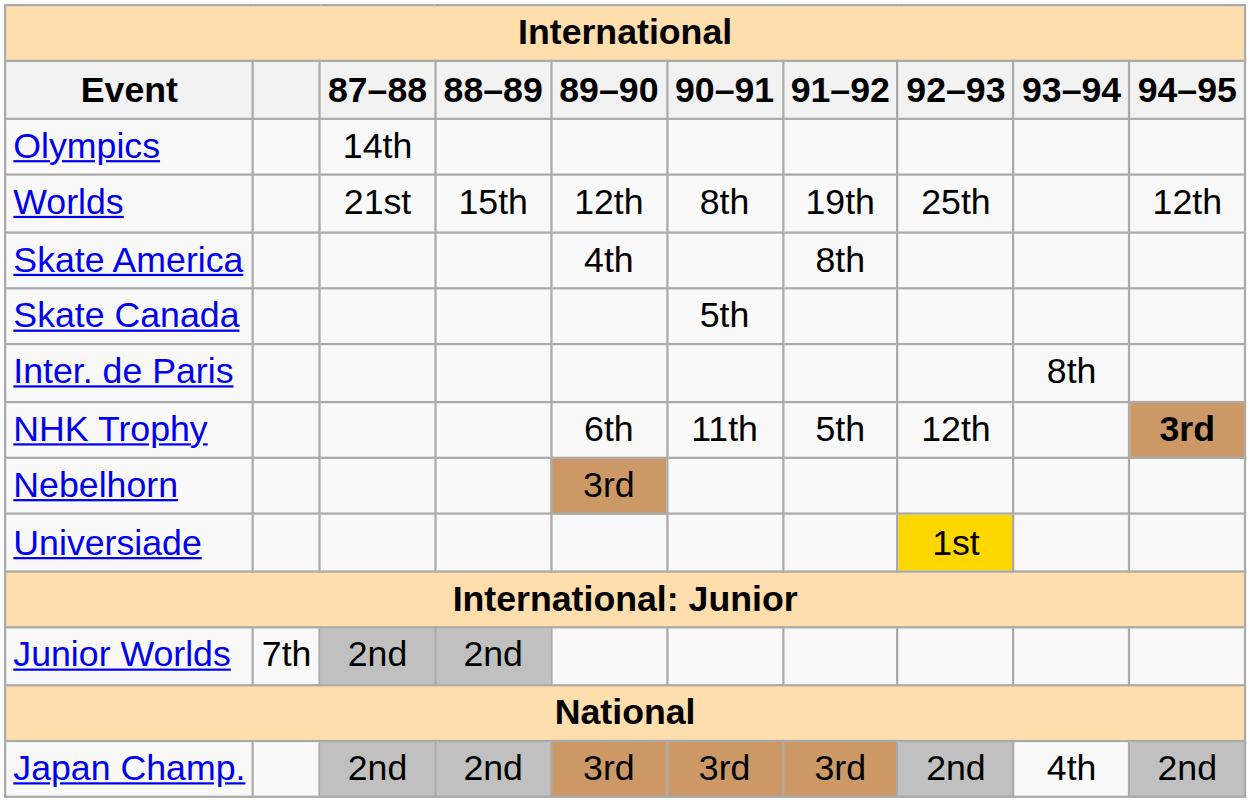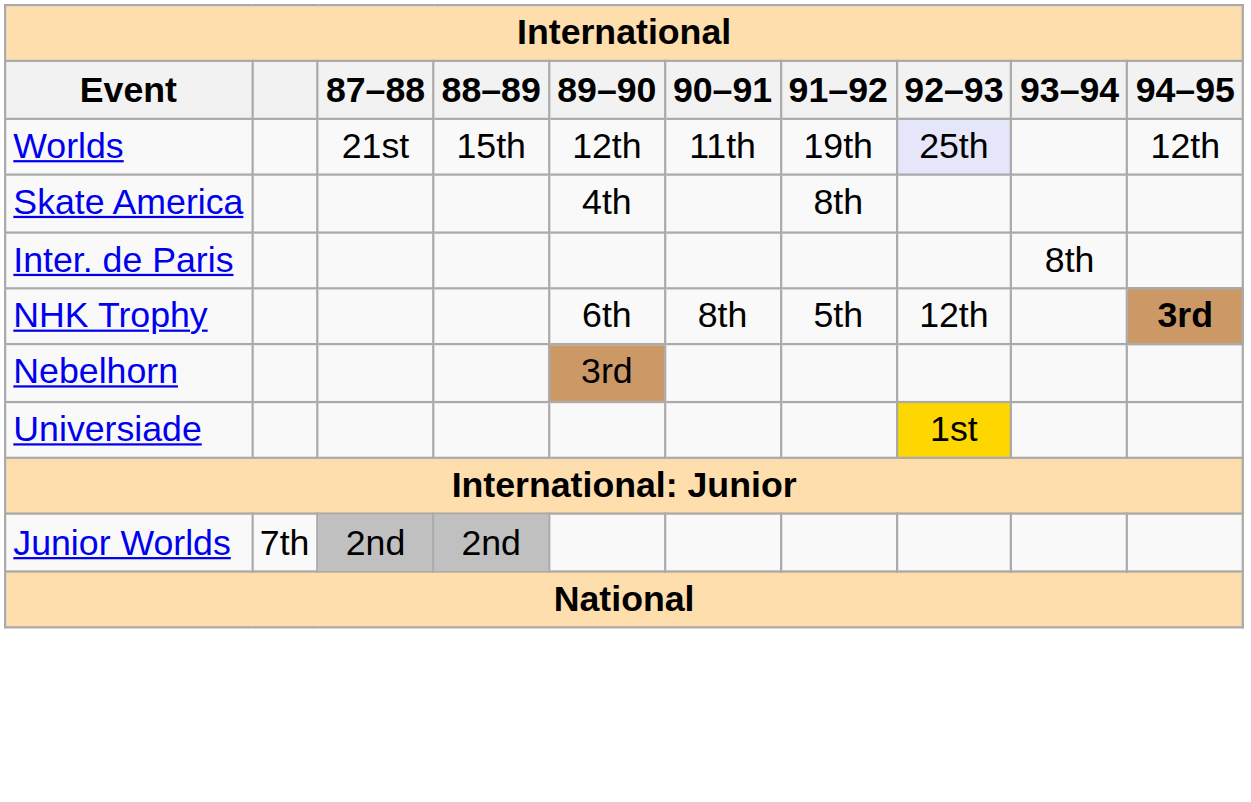- row: (87, 145)
(725, 202) 8th -> (723, 145) 11th
(956, 202) no background -> (954, 145) lavender background
- row: (126, 315)
(725, 428) 11th -> (723, 315) 8th
- row: (129, 768)
